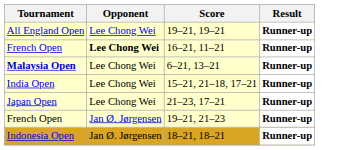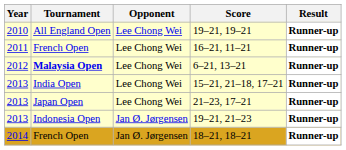+ column: (18, 13)
(124, 48) bold -> (149, 48) normal
(35, 119) French Open -> (67, 119) Indonesia Open
(40, 136) Indonesia Open -> (61, 136) French Open
